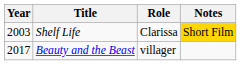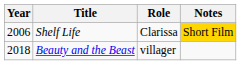(19, 32) 2003 -> (19, 32) 2006
(19, 50) 2017 -> (19, 50) 2018
